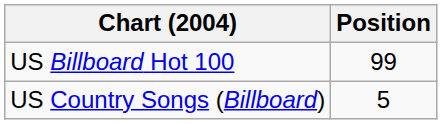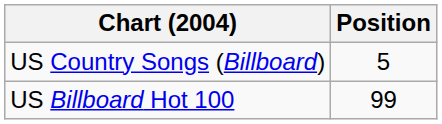rows swapped: (122, 61) <-> (168, 99)
